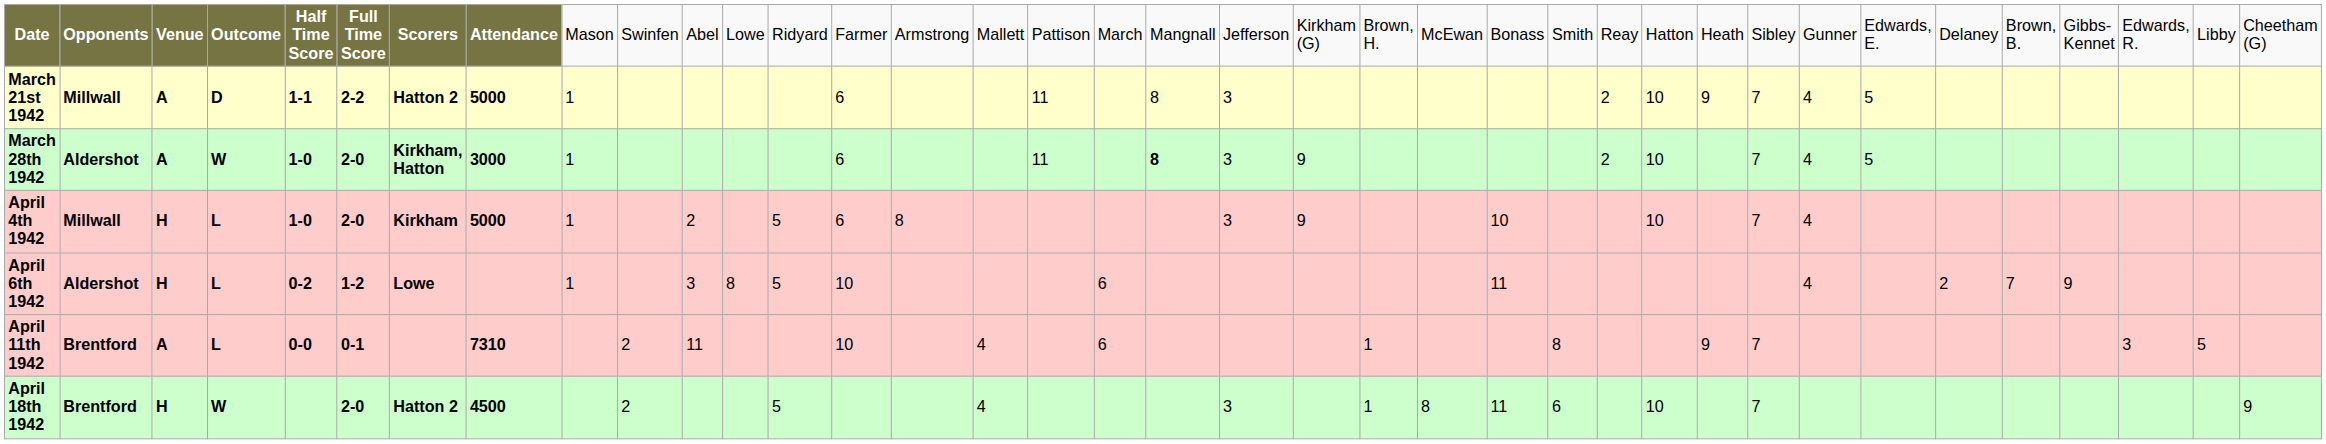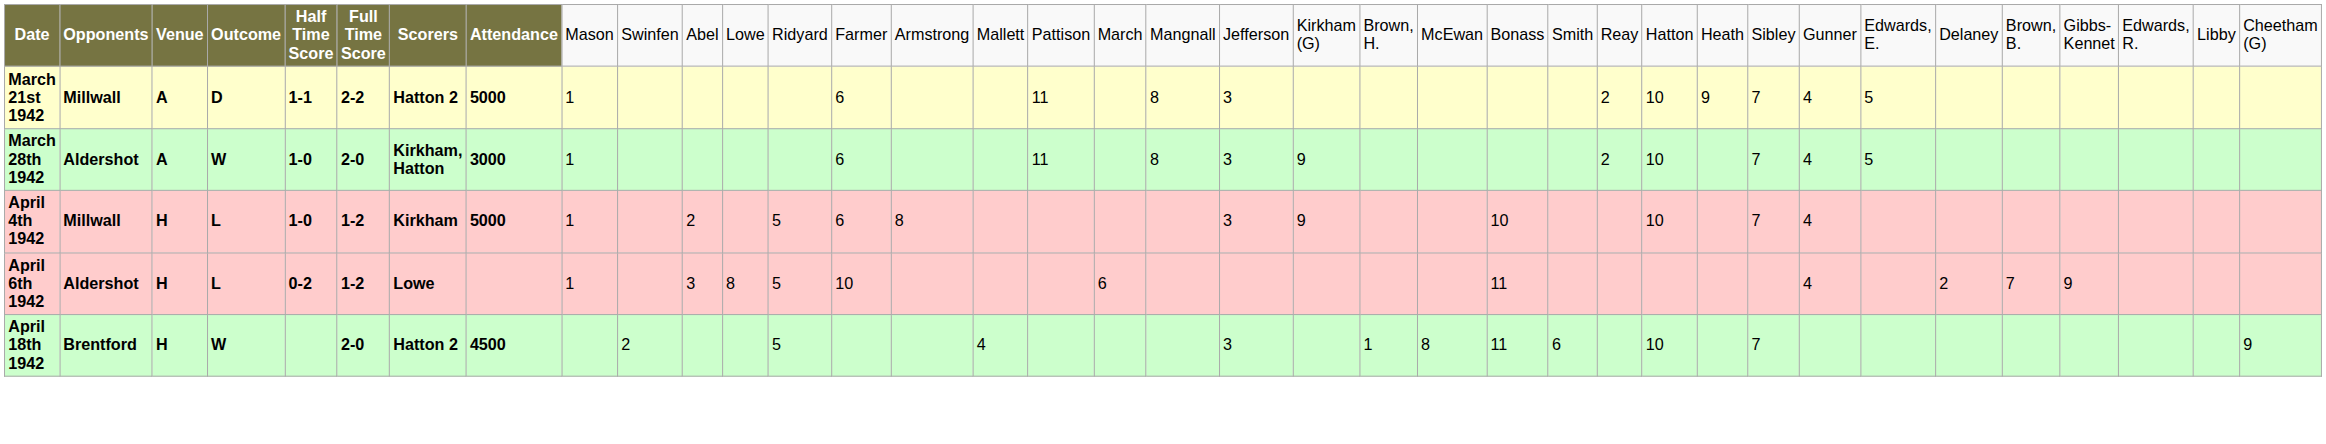(1154, 159) bold -> (1154, 159) normal
(353, 221) 2-0 -> (353, 221) 1-2
- row: (27, 345)
